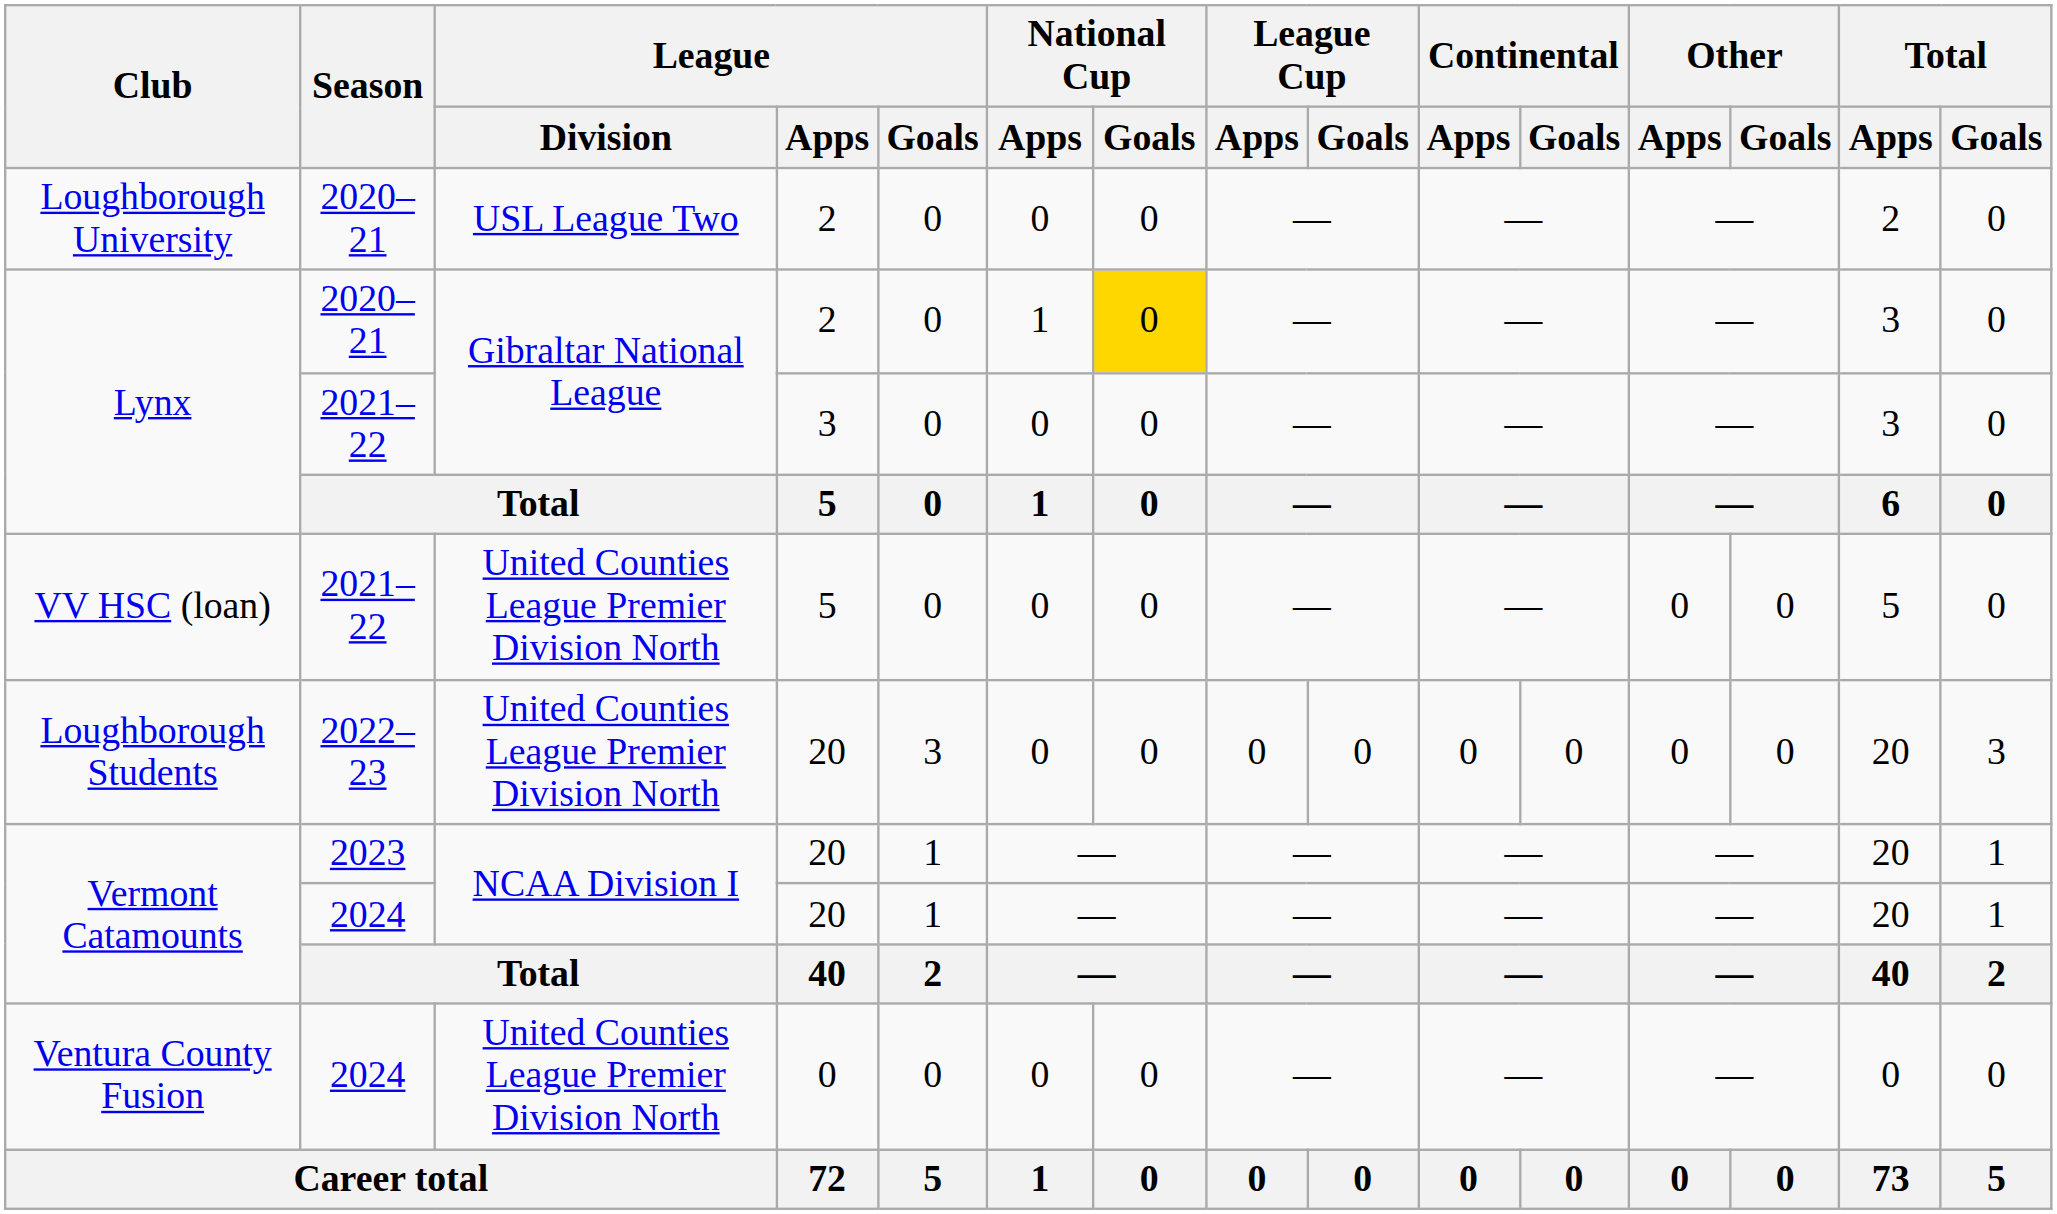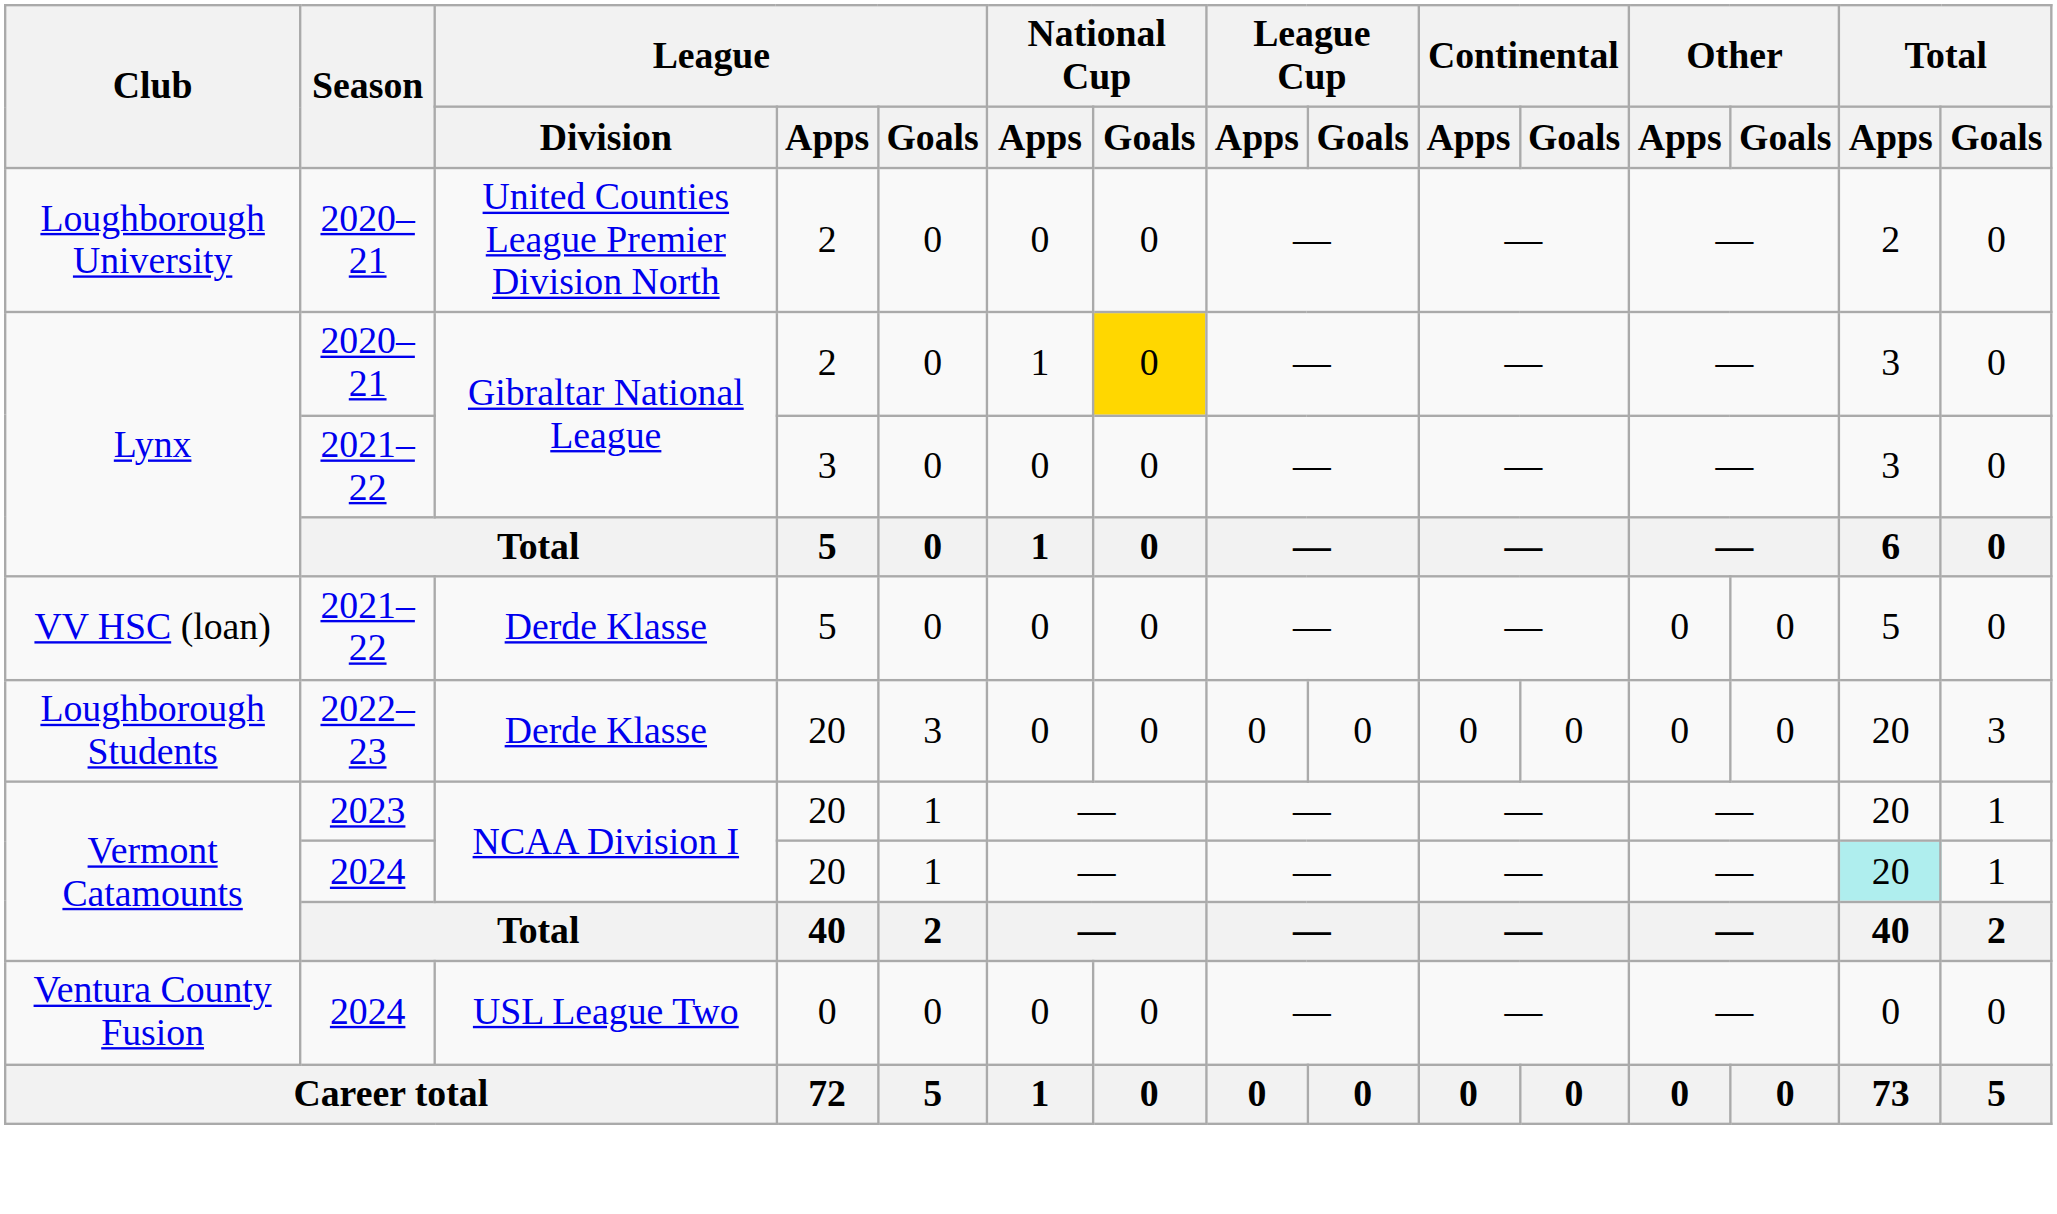(606, 217) USL League Two -> (606, 239) United Counties League Premier Division North
(606, 606) United Counties League Premier Division North -> (606, 627) Derde Klasse
(606, 750) United Counties League Premier Division North -> (606, 729) Derde Klasse
(1891, 913) no background -> (1891, 870) paleturquoise background
(606, 1075) United Counties League Premier Division North -> (606, 1011) USL League Two
